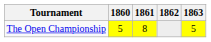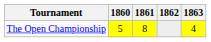(193, 29) 5 -> (193, 29) 4
